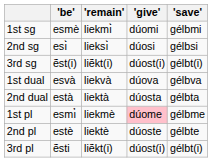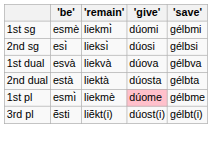- row: (22, 64)
- row: (21, 132)
